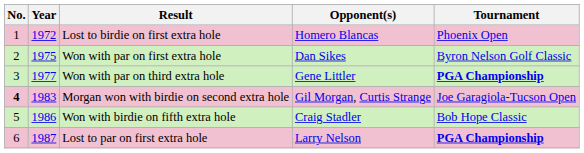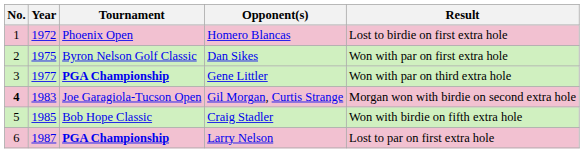columns swapped: (506, 14) <-> (176, 14)
(44, 117) 1986 -> (44, 117) 1985
